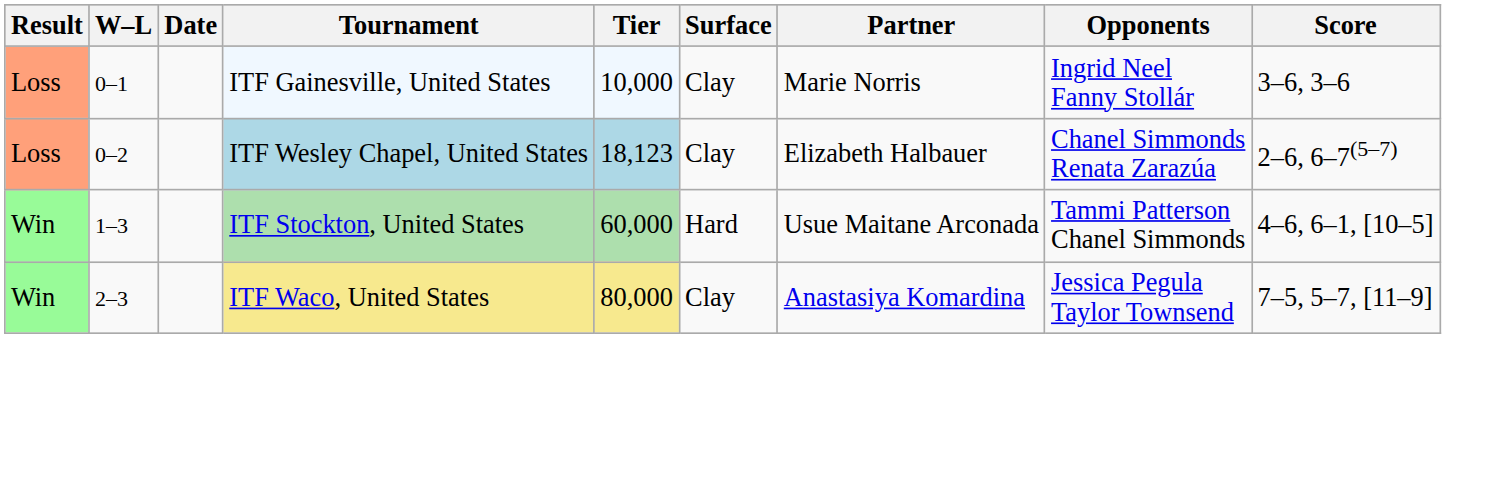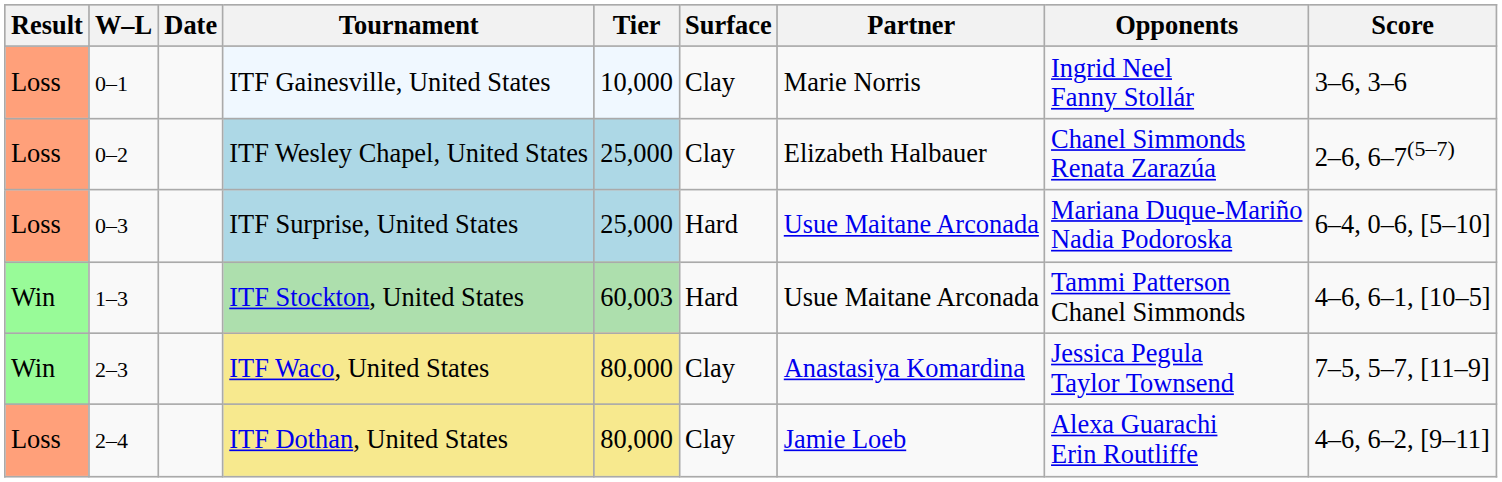(637, 153) 18,123 -> (637, 153) 25,000
+ row: (374, 225)
(637, 225) 60,000 -> (637, 296) 60,003
+ row: (369, 439)
